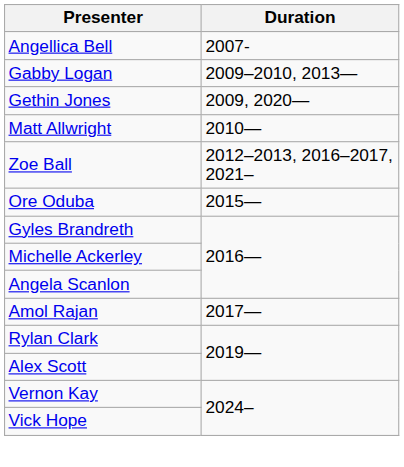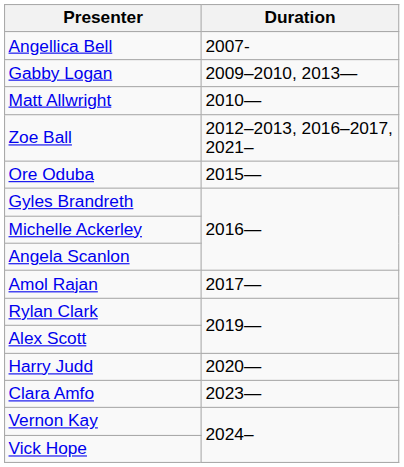- row: (59, 100)
+ row: (51, 366)
+ row: (51, 393)
